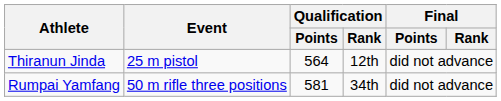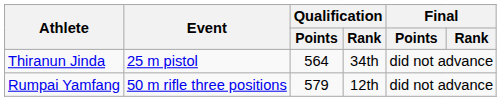(364, 62) 12th -> (364, 62) 34th
(316, 85) 581 -> (316, 85) 579
(364, 85) 34th -> (364, 85) 12th
